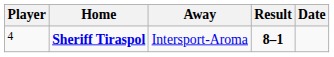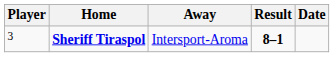(10, 36) 4 -> (10, 36) 3
